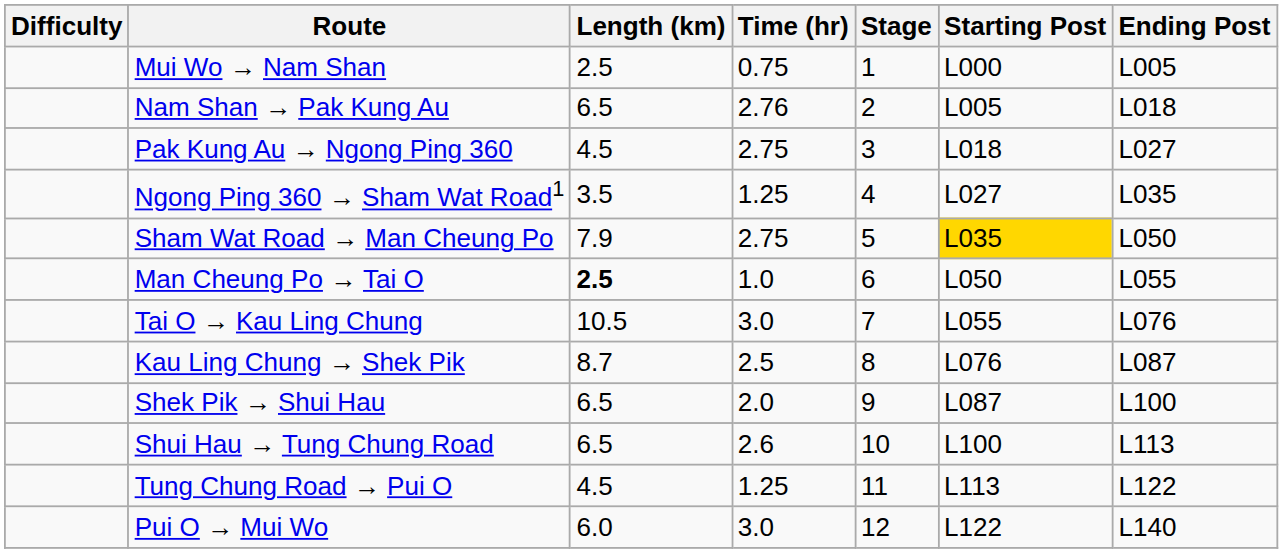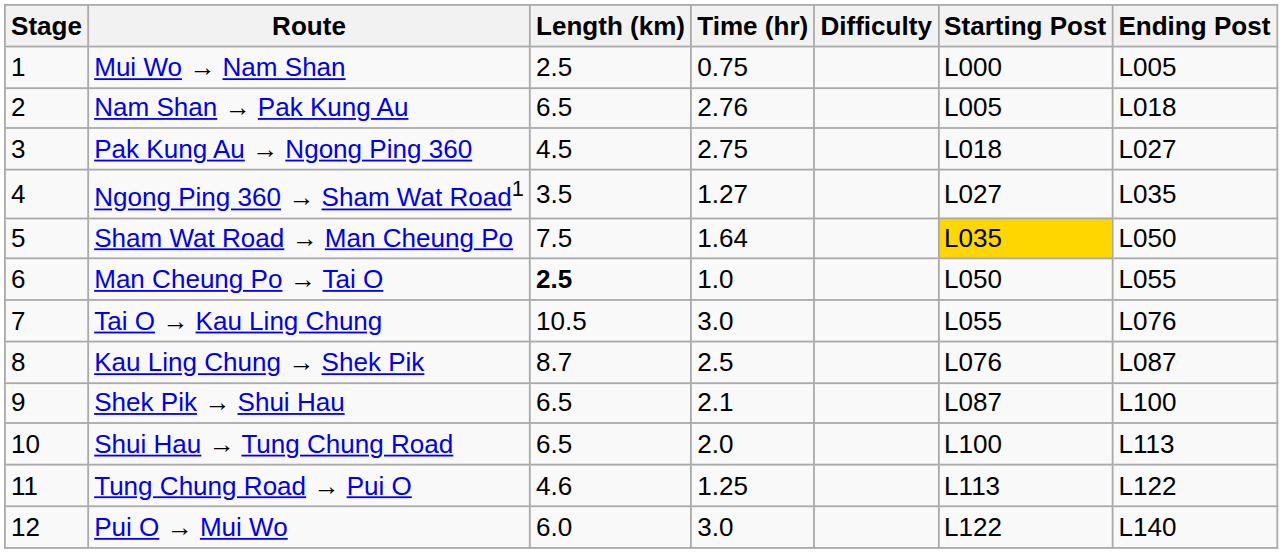columns swapped: (896, 26) <-> (67, 26)
(763, 194) 1.25 -> (723, 194) 1.27
(595, 239) 7.9 -> (554, 239) 7.5
(763, 239) 2.75 -> (723, 239) 1.64
(756, 403) 2.0 -> (715, 403) 2.1
(756, 445) 2.6 -> (715, 445) 2.0
(595, 486) 4.5 -> (554, 486) 4.6
